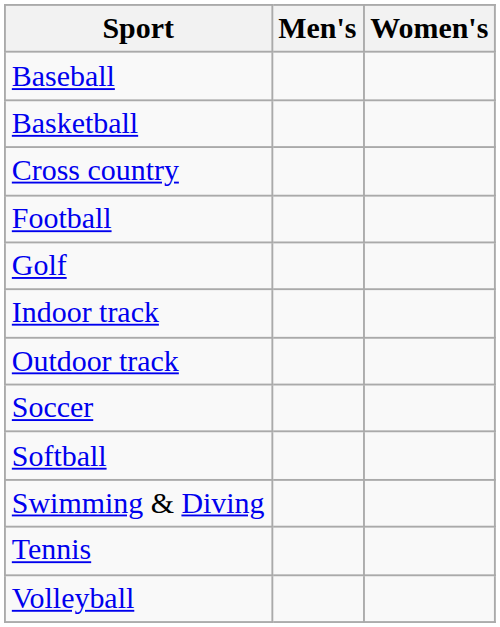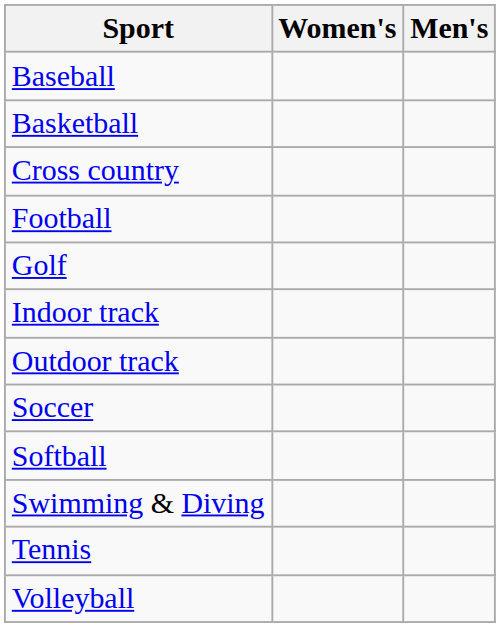columns swapped: (317, 28) <-> (429, 28)
